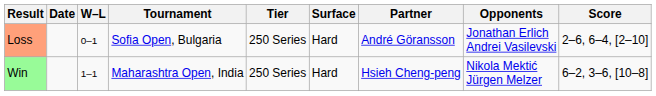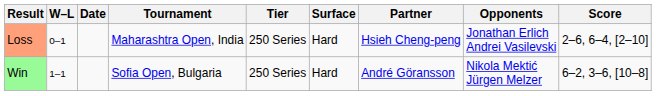columns swapped: (93, 13) <-> (62, 13)
(167, 40) Sofia Open, Bulgaria -> (177, 40) Maharashtra Open, India
(408, 40) André Göransson -> (411, 40) Hsieh Cheng-peng
(177, 73) Maharashtra Open, India -> (167, 73) Sofia Open, Bulgaria
(411, 73) Hsieh Cheng-peng -> (408, 73) André Göransson
